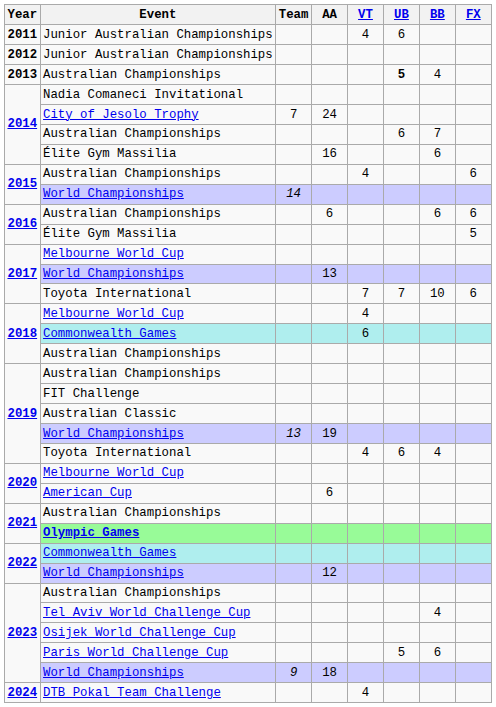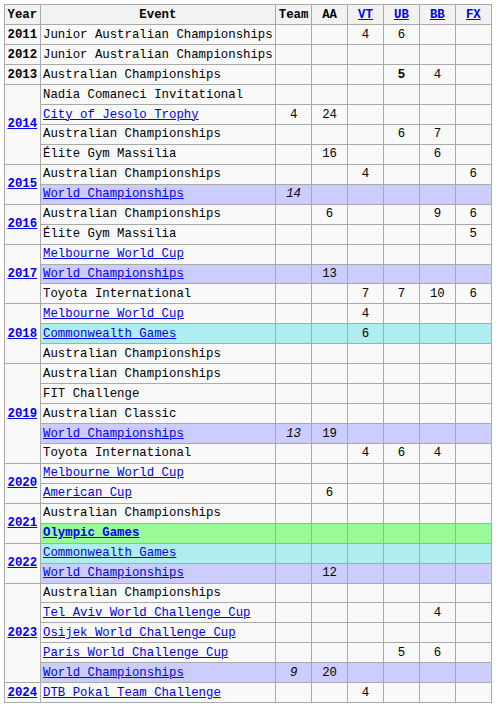(294, 114) 7 -> (294, 114) 4
(437, 214) 6 -> (437, 214) 9
(330, 673) 18 -> (330, 673) 20
